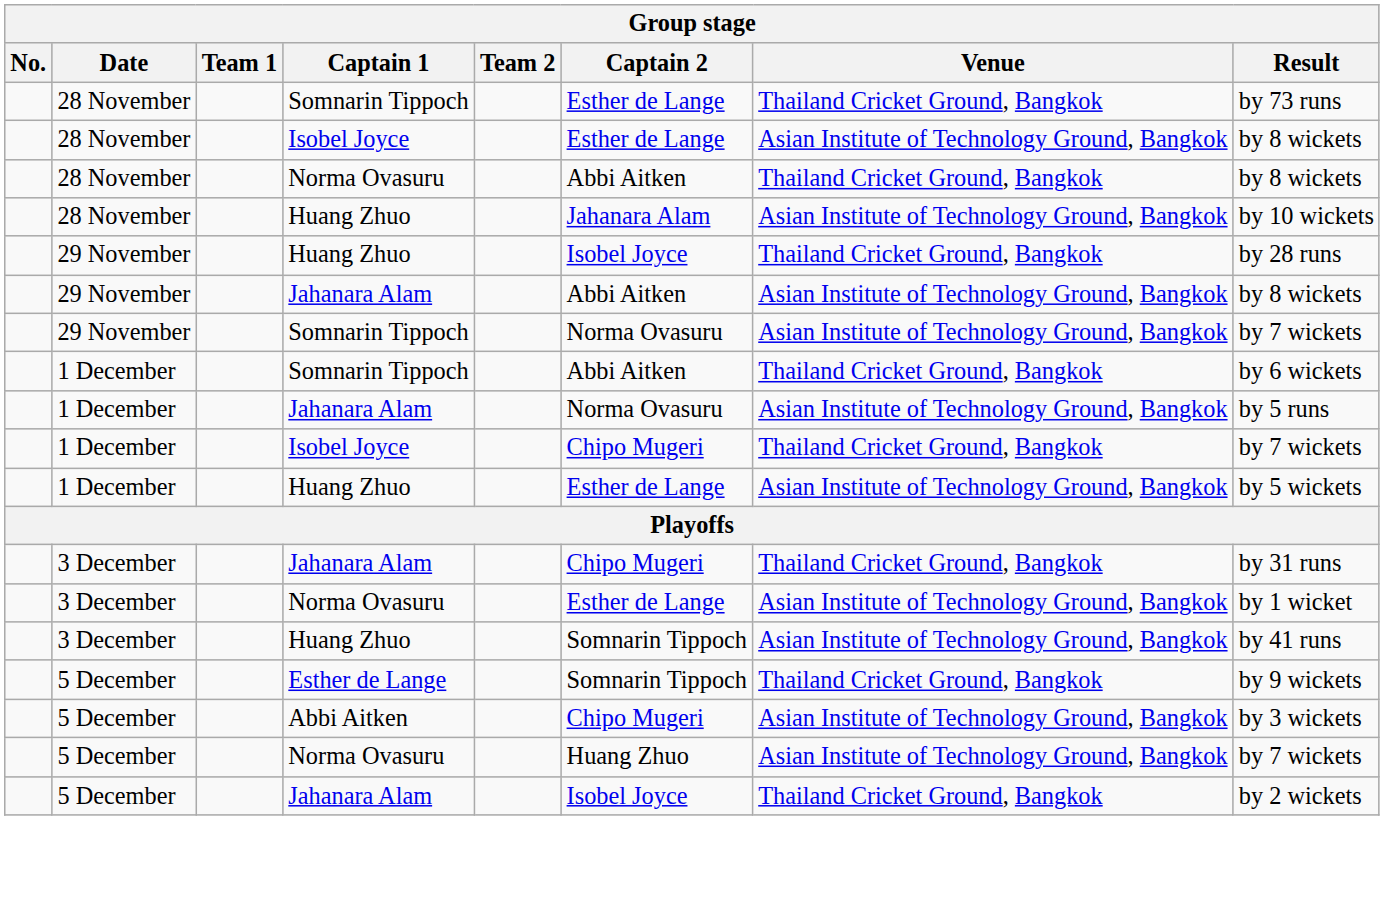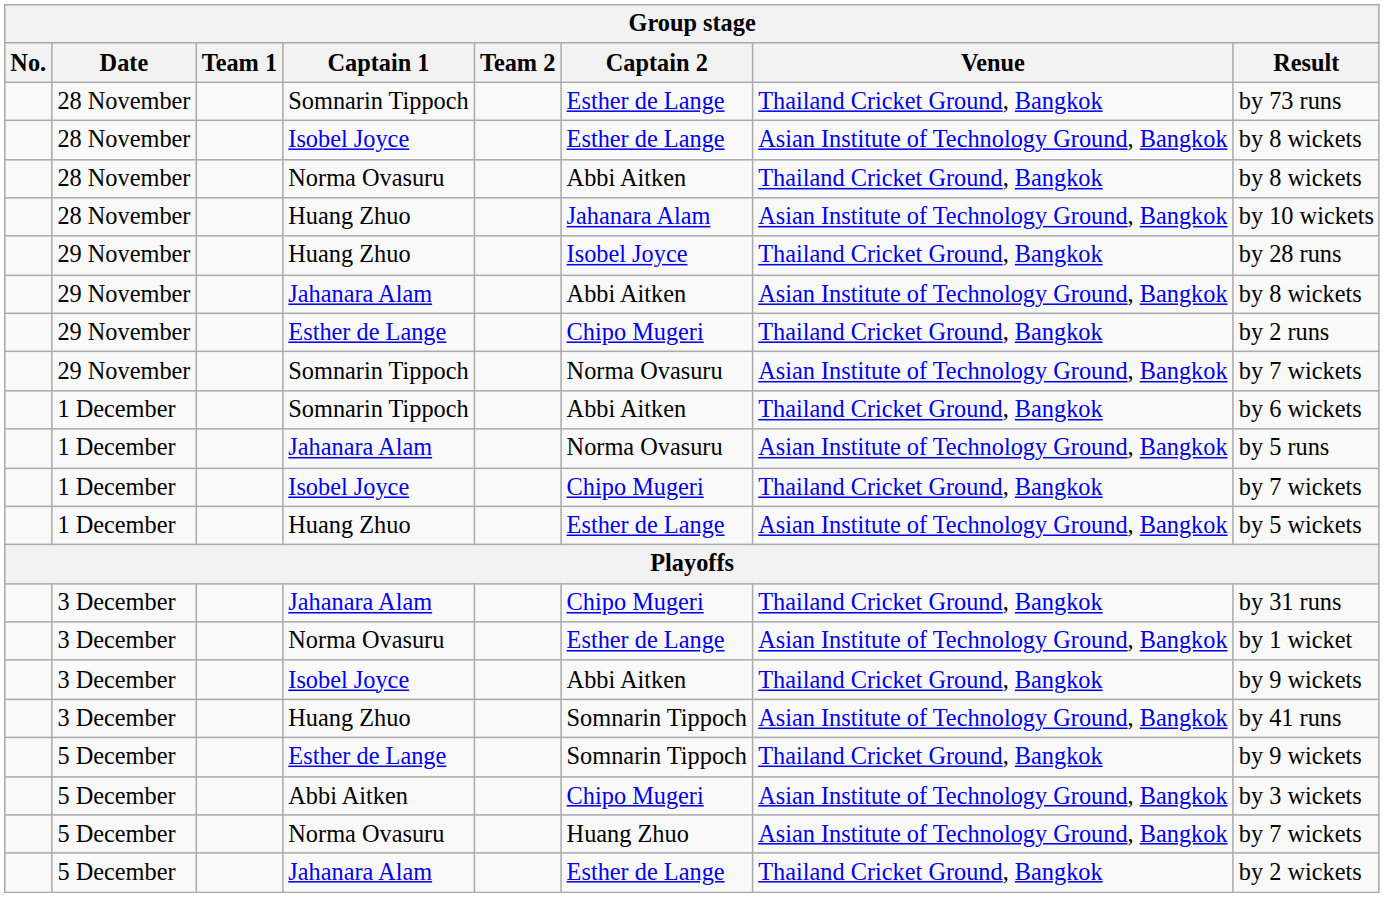+ row: (124, 332)
+ row: (116, 679)
(627, 795) Isobel Joyce -> (646, 872) Esther de Lange
